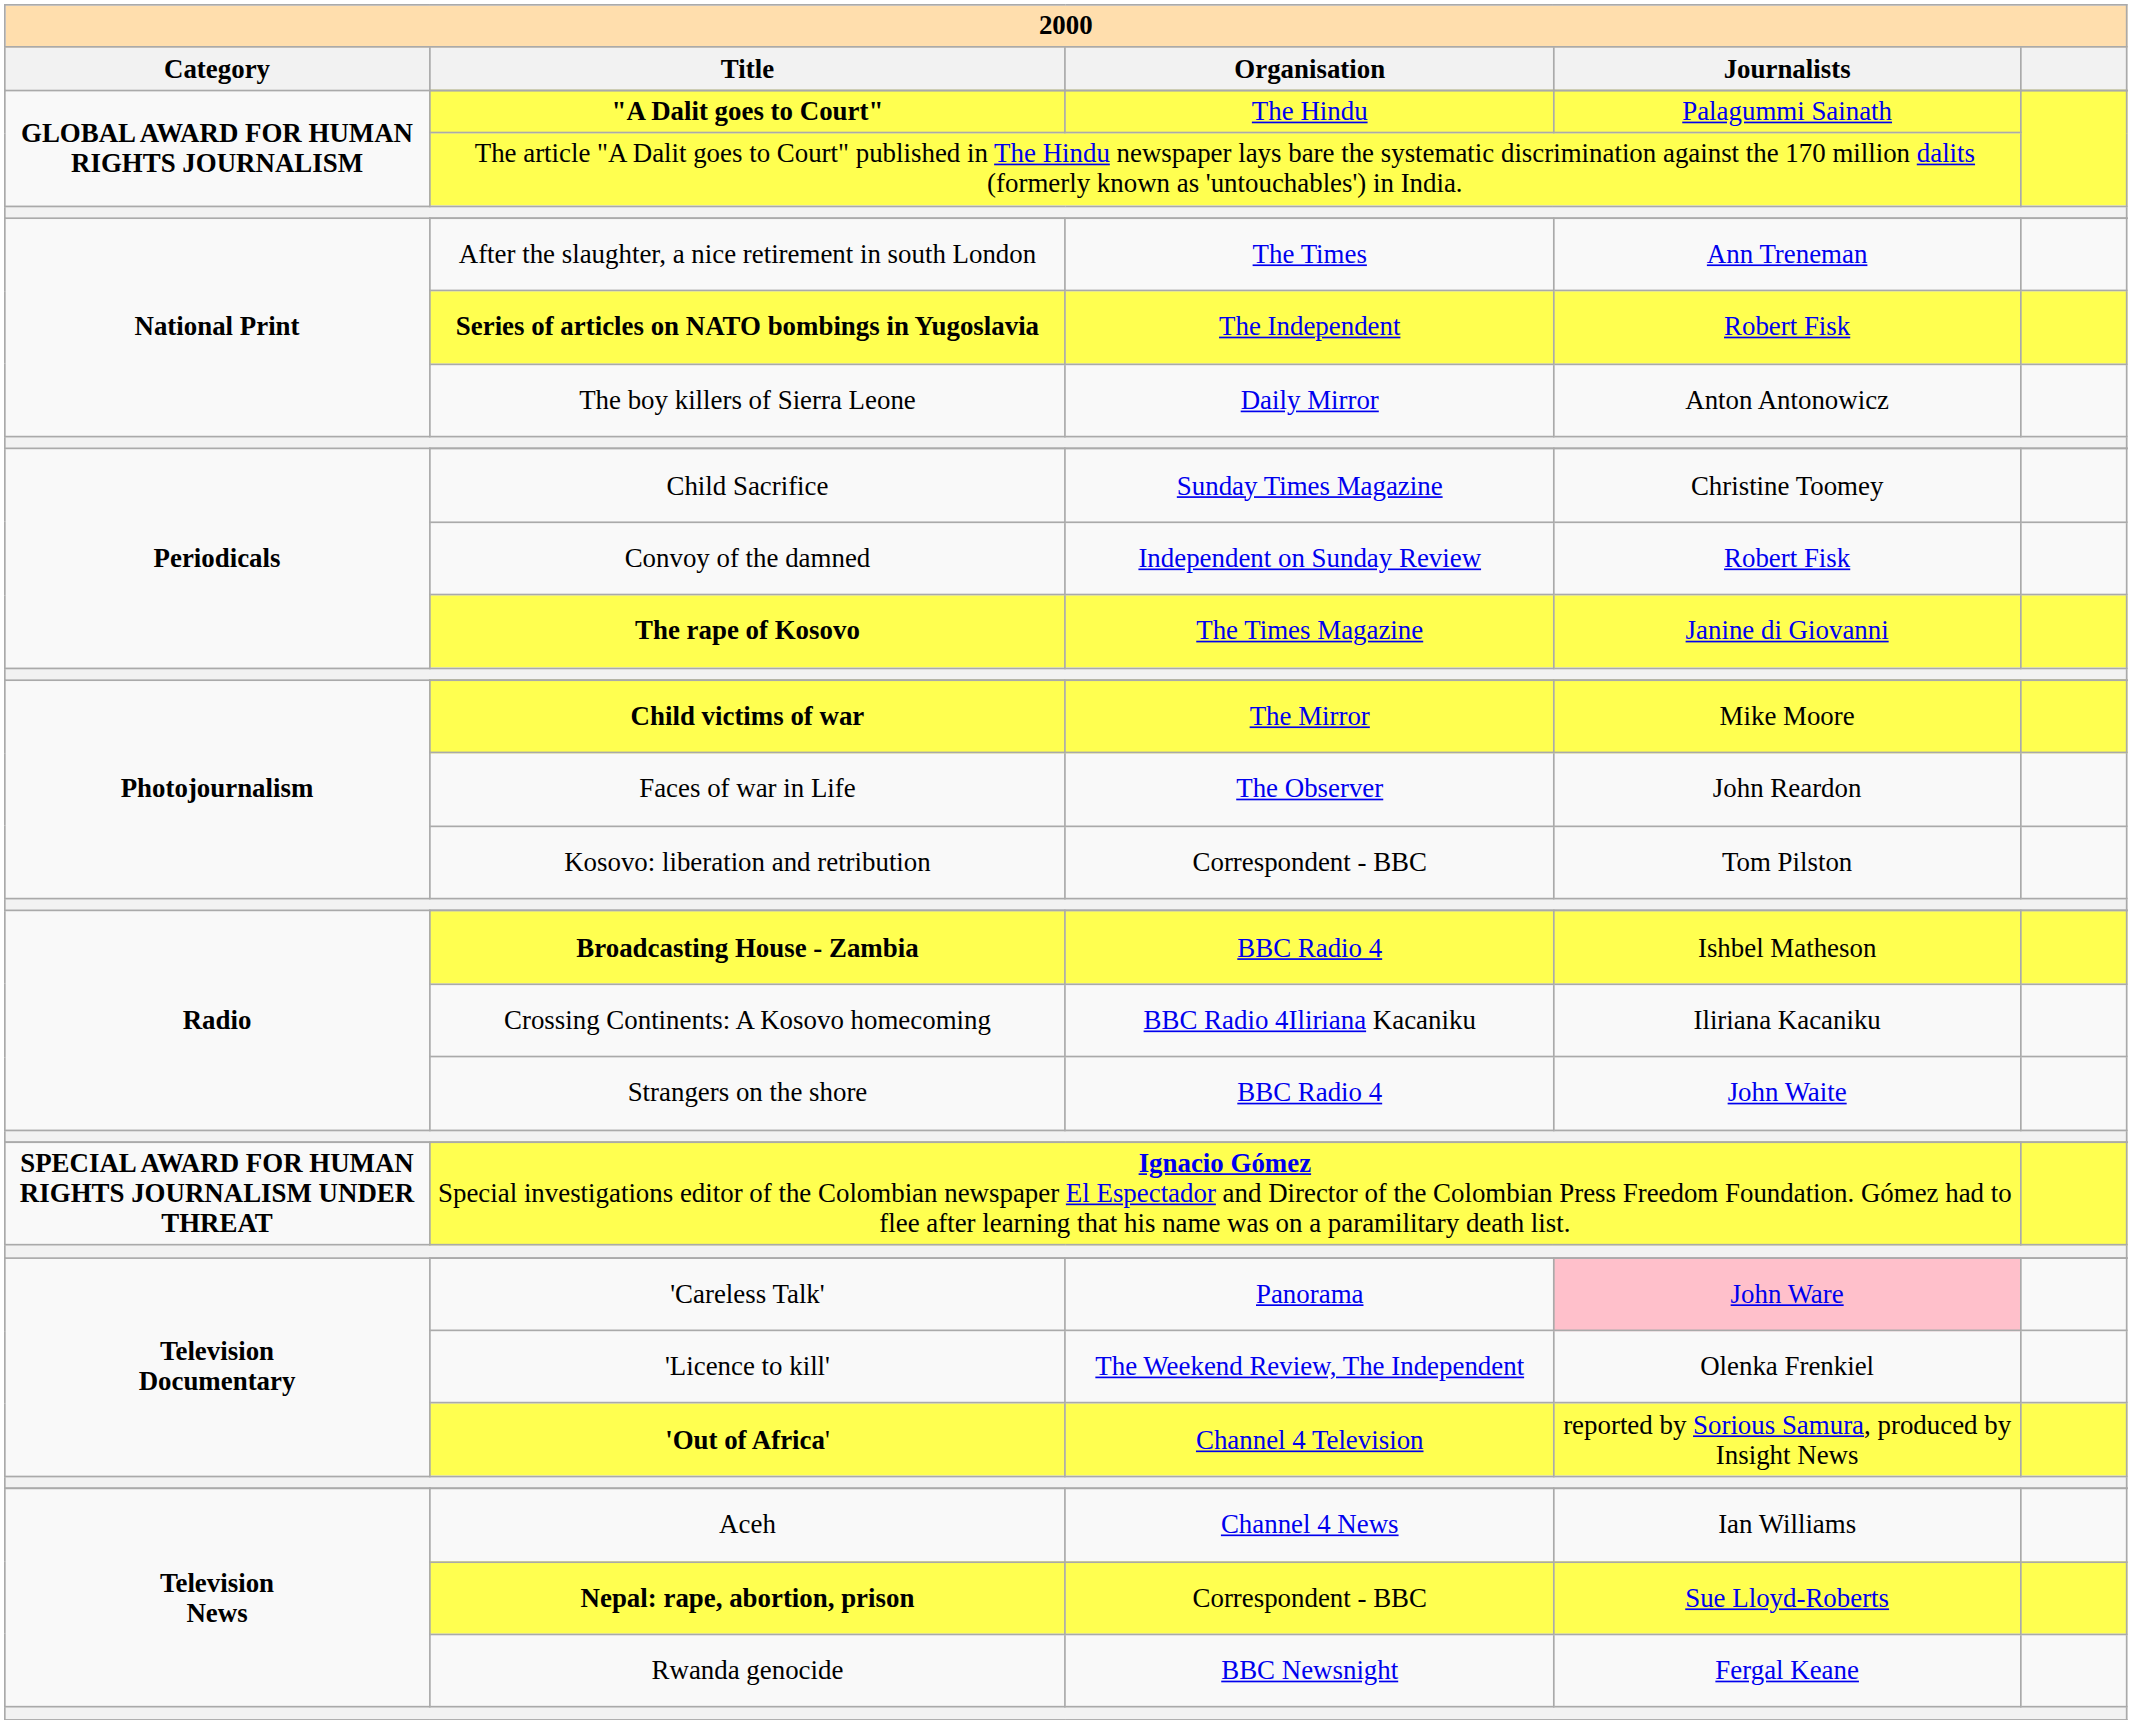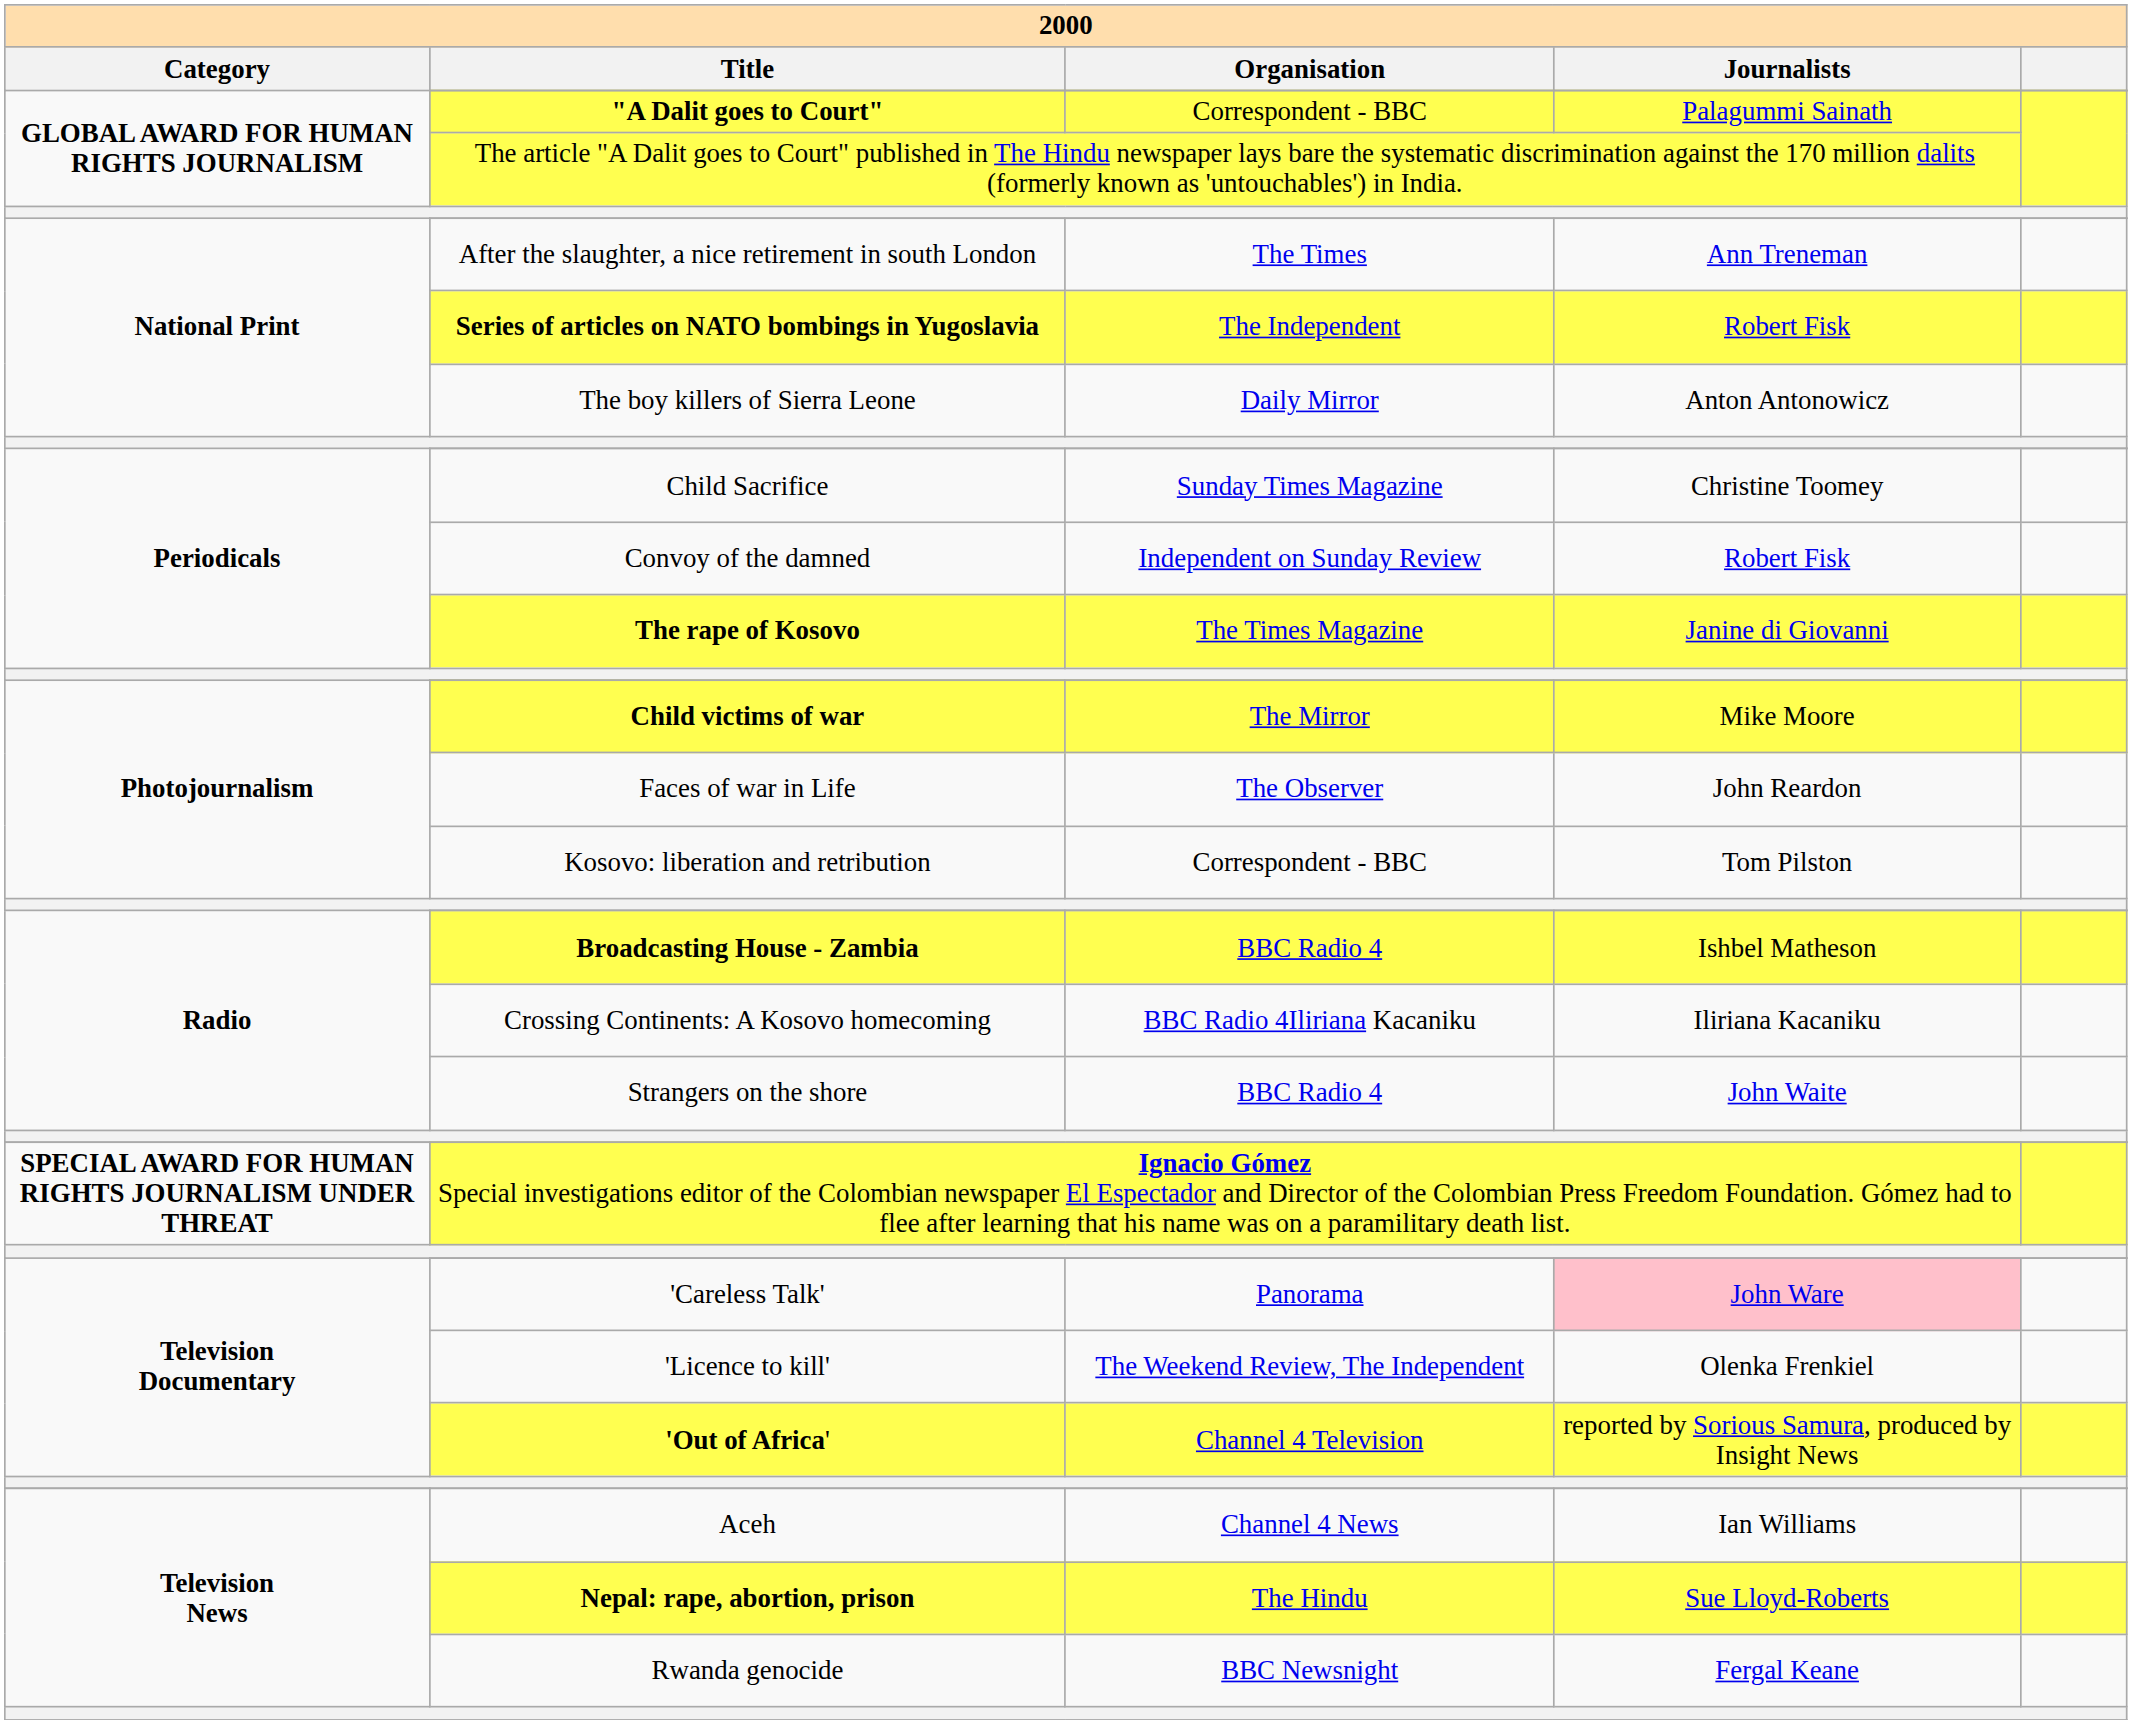(1310, 111) The Hindu -> (1310, 111) Correspondent - BBC
(1310, 1597) Correspondent - BBC -> (1310, 1597) The Hindu
